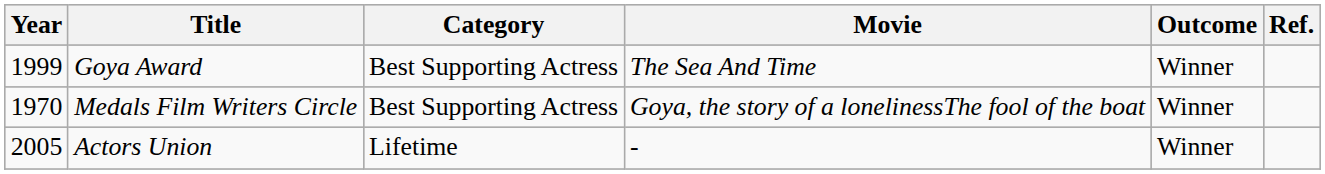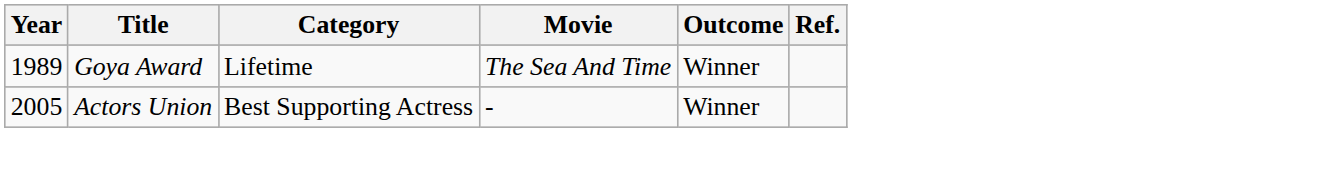(37, 65) 1999 -> (37, 65) 1989
(494, 65) Best Supporting Actress -> (268, 65) Lifetime
- row: (216, 106)
(413, 147) Lifetime -> (349, 106) Best Supporting Actress
